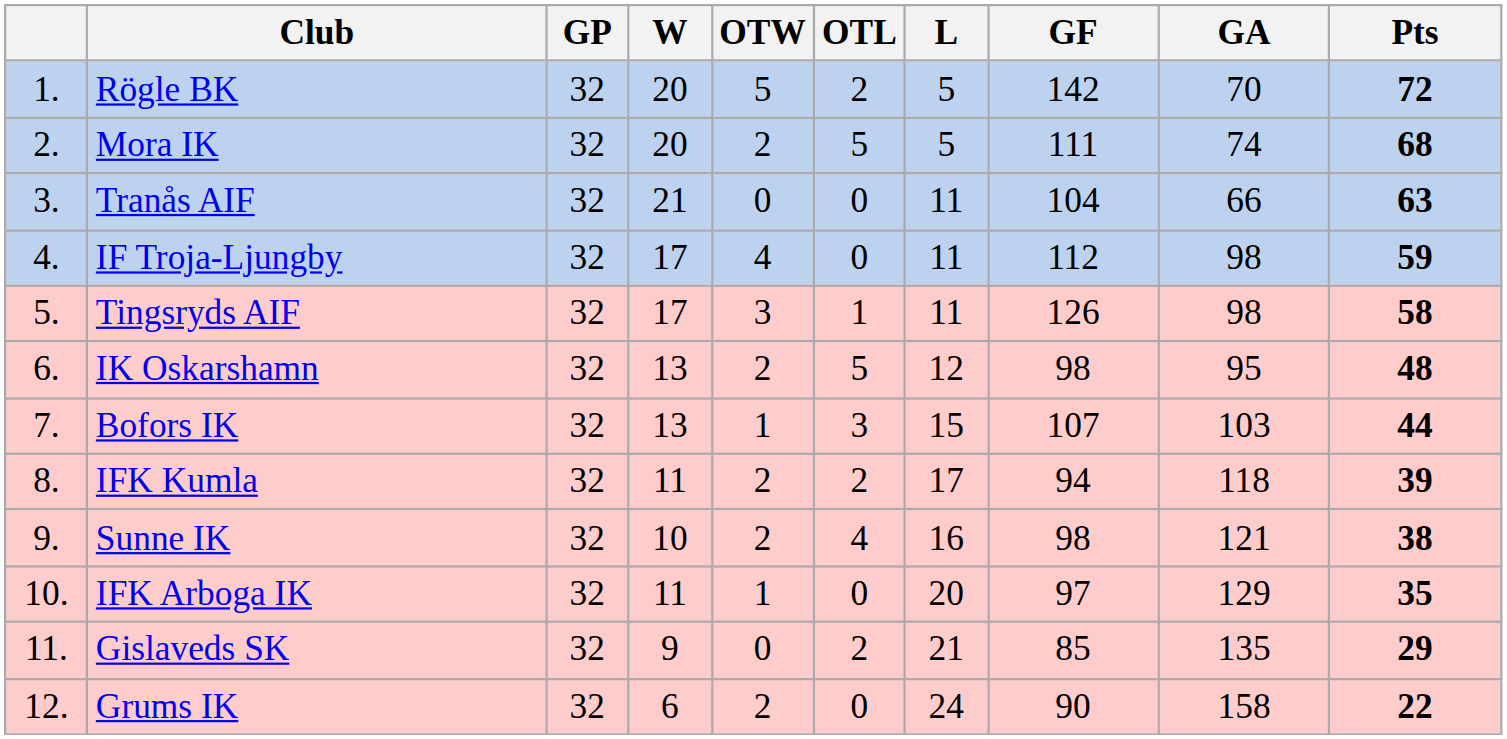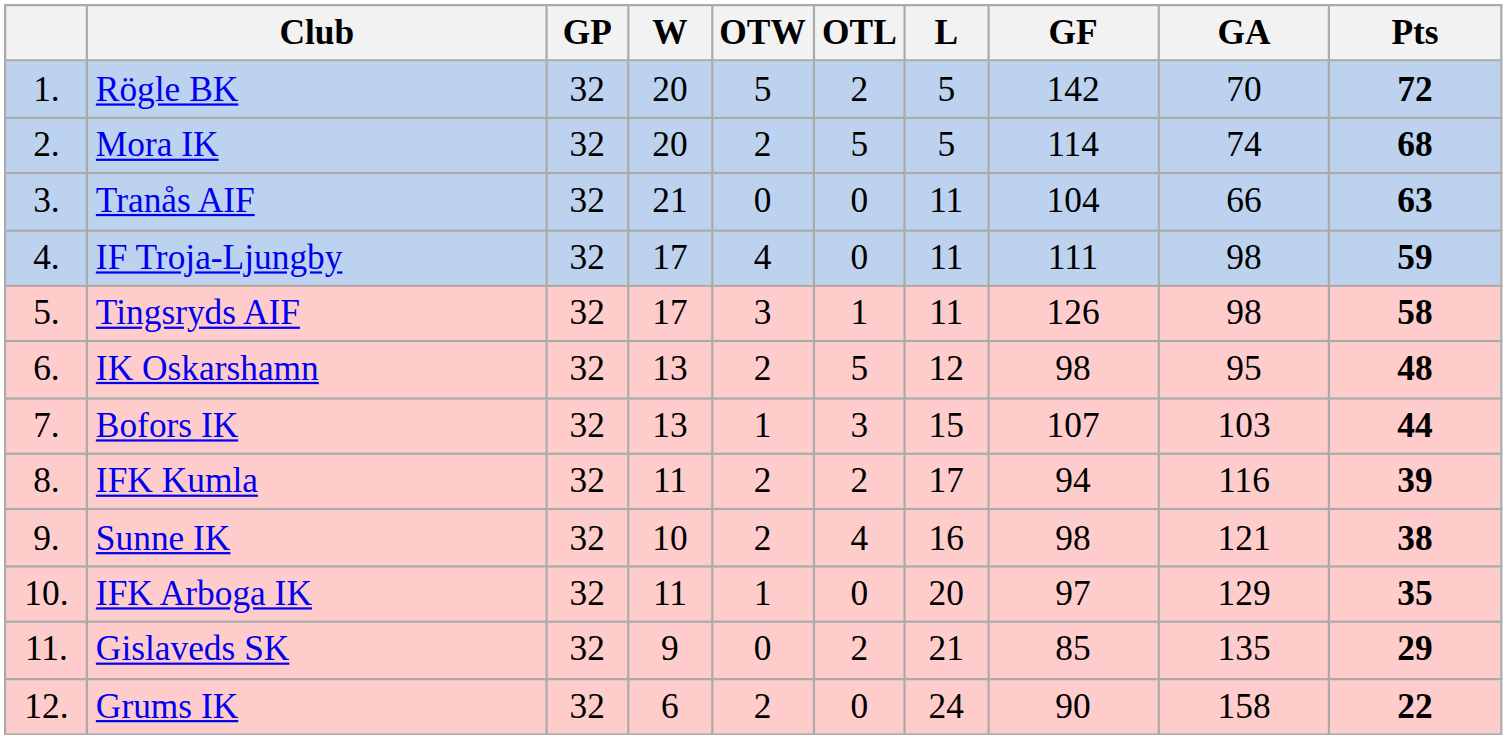(1073, 144) 111 -> (1073, 144) 114
(1073, 256) 112 -> (1073, 256) 111
(1244, 481) 118 -> (1244, 481) 116
